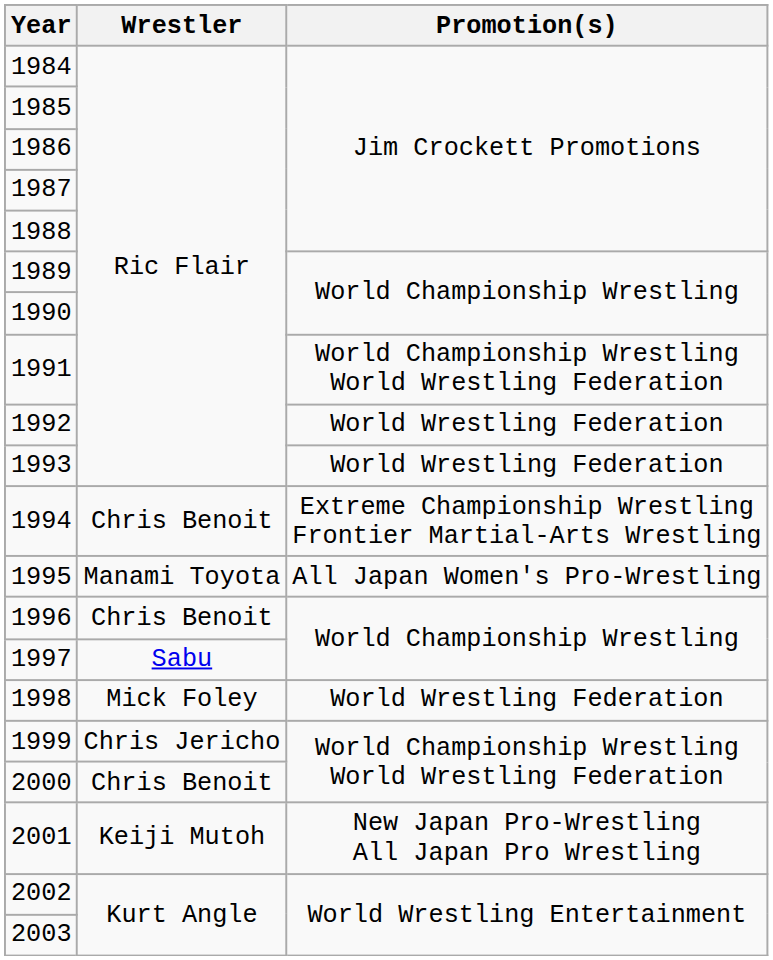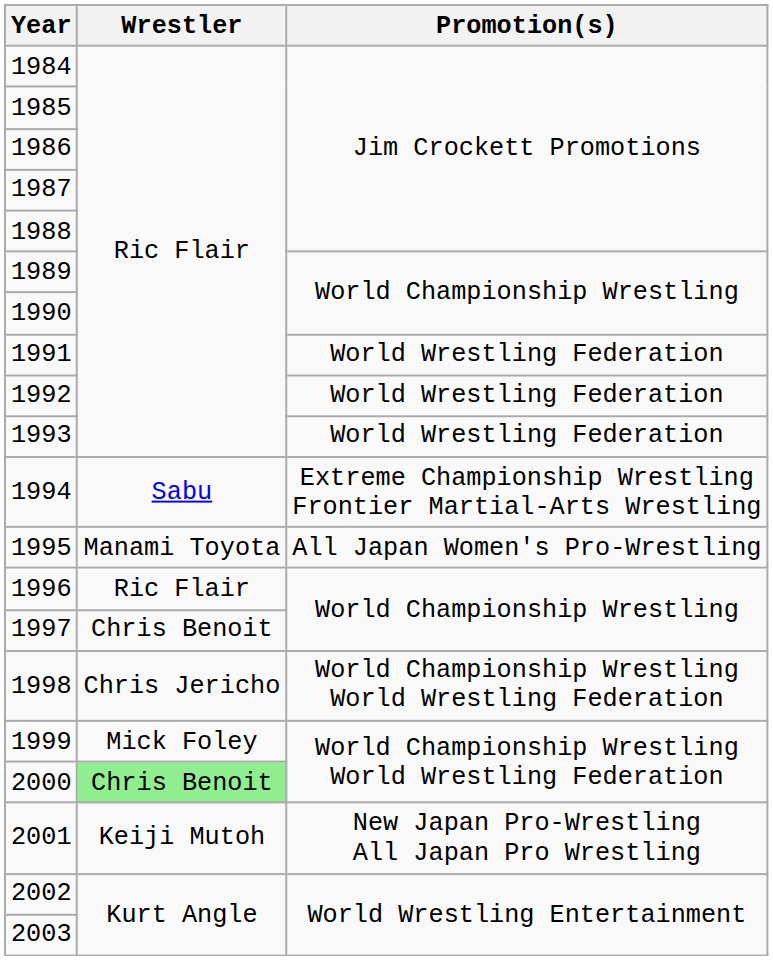(527, 369) World Championship Wrestling World Wrestling Federation -> (527, 354) World Wrestling Federation
(182, 521) Chris Benoit -> (182, 492) Sabu
(182, 618) Chris Benoit -> (182, 589) Ric Flair
(182, 659) Sabu -> (182, 630) Chris Benoit
(182, 700) Mick Foley -> (182, 686) Chris Jericho
(527, 700) World Wrestling Federation -> (527, 686) World Championship Wrestling World Wrestling Federation
(182, 741) Chris Jericho -> (182, 741) Mick Foley
(182, 782) no background -> (182, 782) lightgreen background
